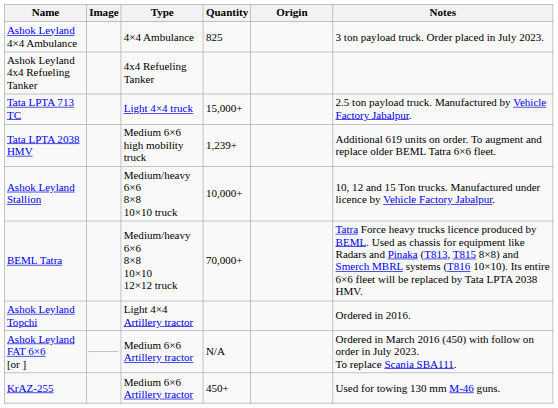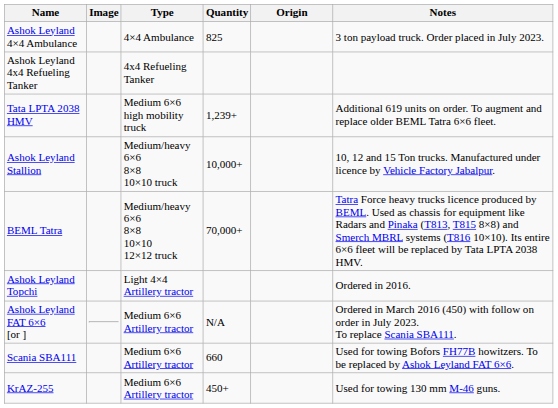- row: (40, 109)
+ row: (42, 358)
